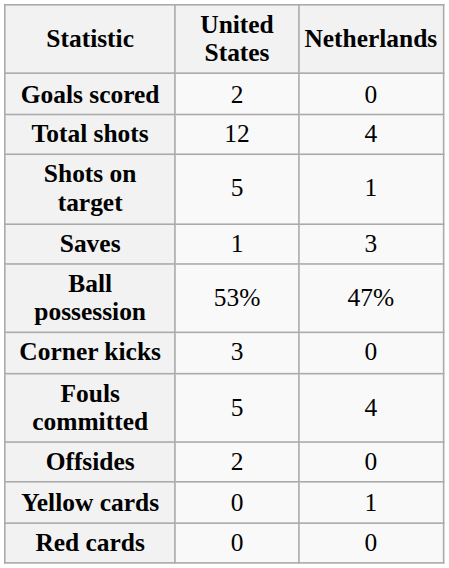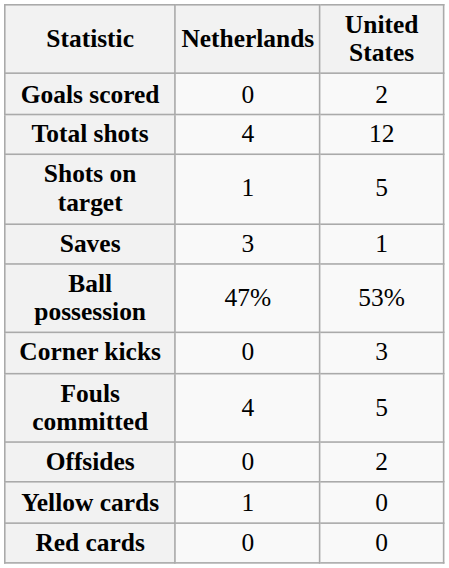columns swapped: (237, 38) <-> (371, 38)
